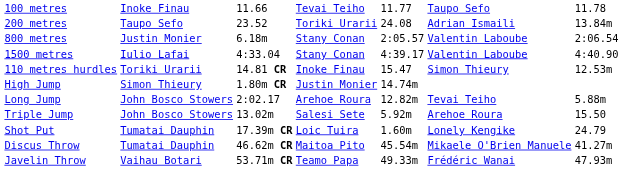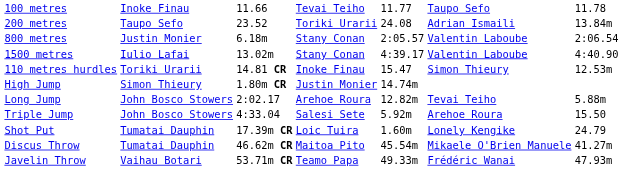(258, 54) 4:33.04 -> (255, 54) 13.02m
(255, 115) 13.02m -> (258, 115) 4:33.04
